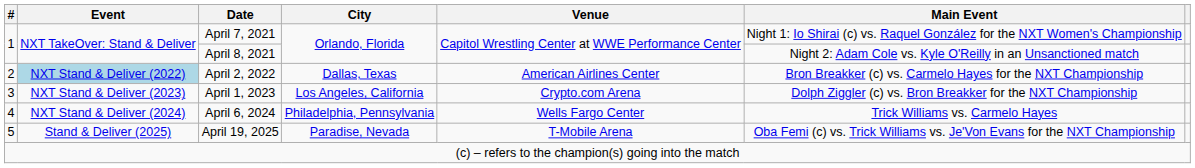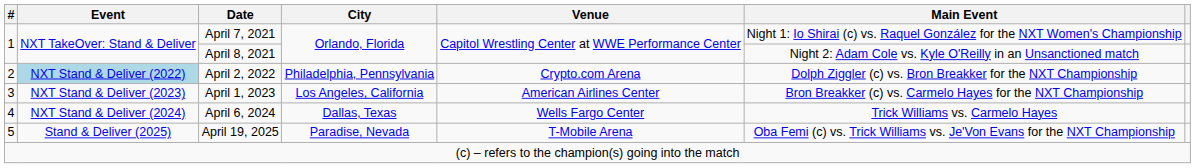(359, 73) Dallas, Texas -> (359, 73) Philadelphia, Pennsylvania
(591, 73) American Airlines Center -> (590, 73) Crypto.com Arena
(964, 73) Bron Breakker (c) vs. Carmelo Hayes for the NXT Championship -> (964, 73) Dolph Ziggler (c) vs. Bron Breakker for the NXT Championship
(590, 93) Crypto.com Arena -> (591, 93) American Airlines Center
(964, 93) Dolph Ziggler (c) vs. Bron Breakker for the NXT Championship -> (964, 93) Bron Breakker (c) vs. Carmelo Hayes for the NXT Championship
(359, 113) Philadelphia, Pennsylvania -> (359, 113) Dallas, Texas
